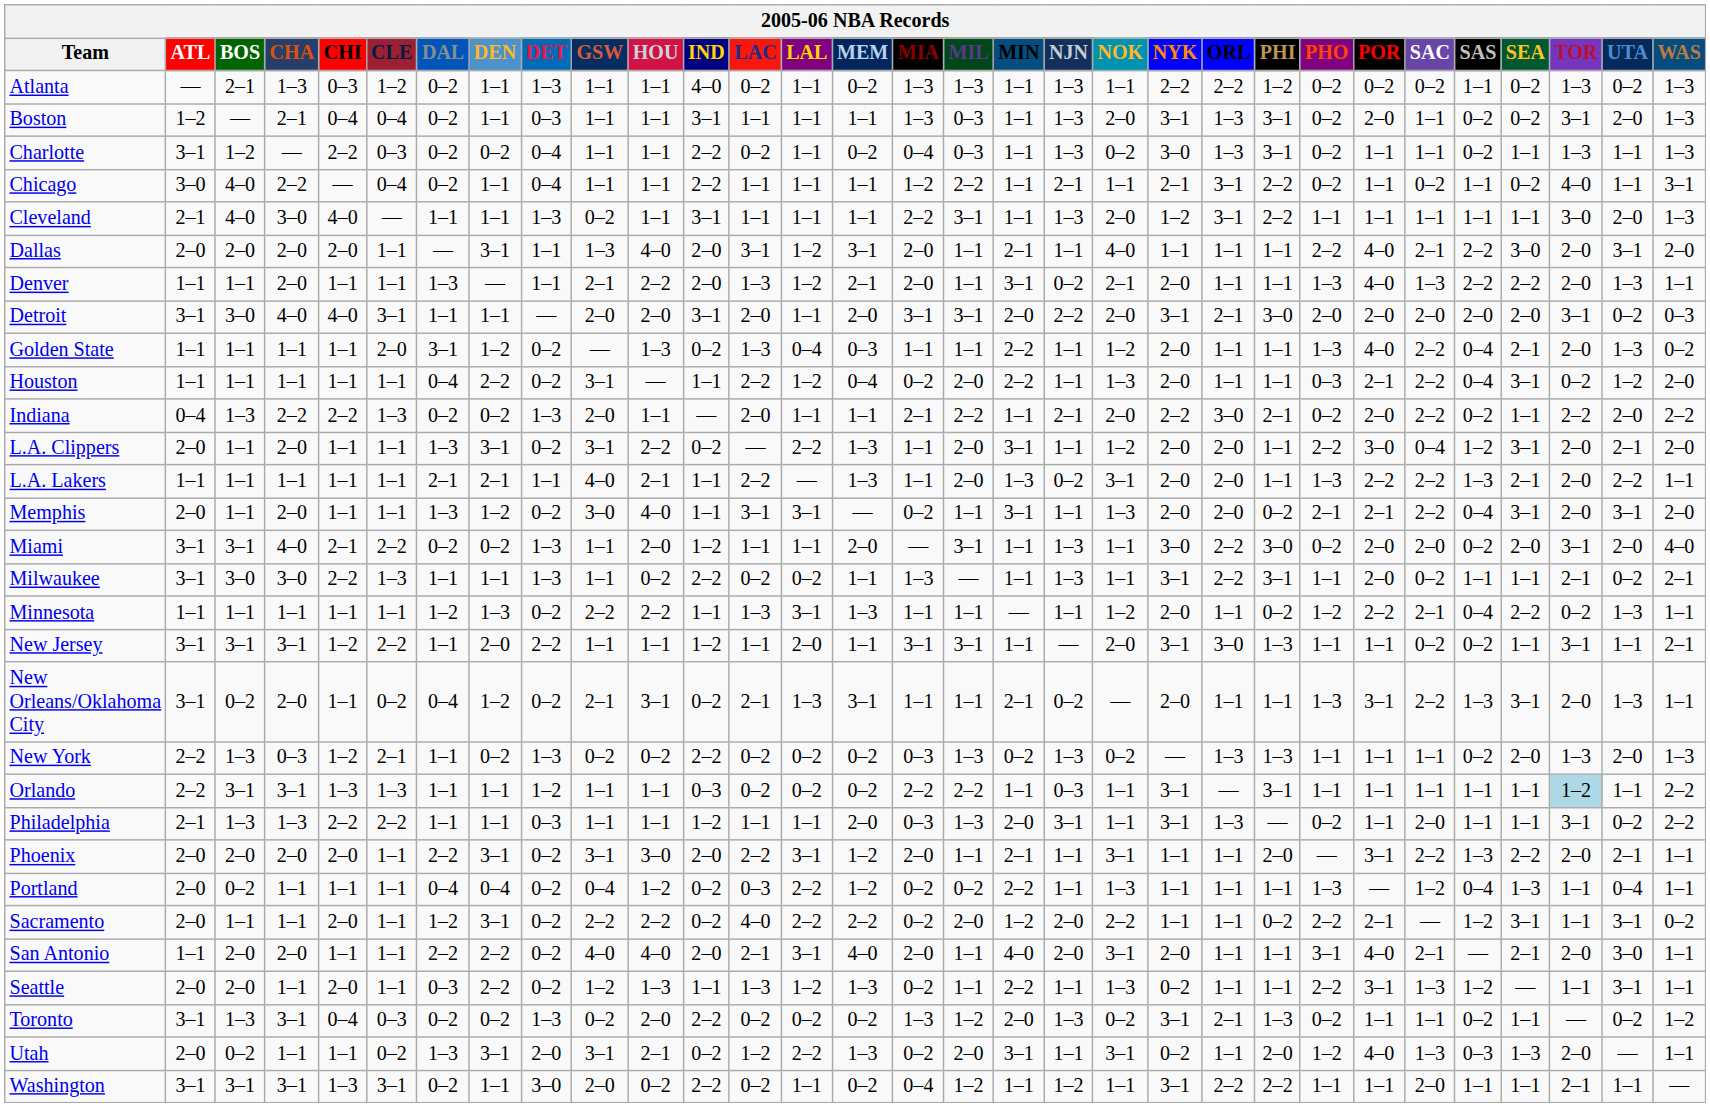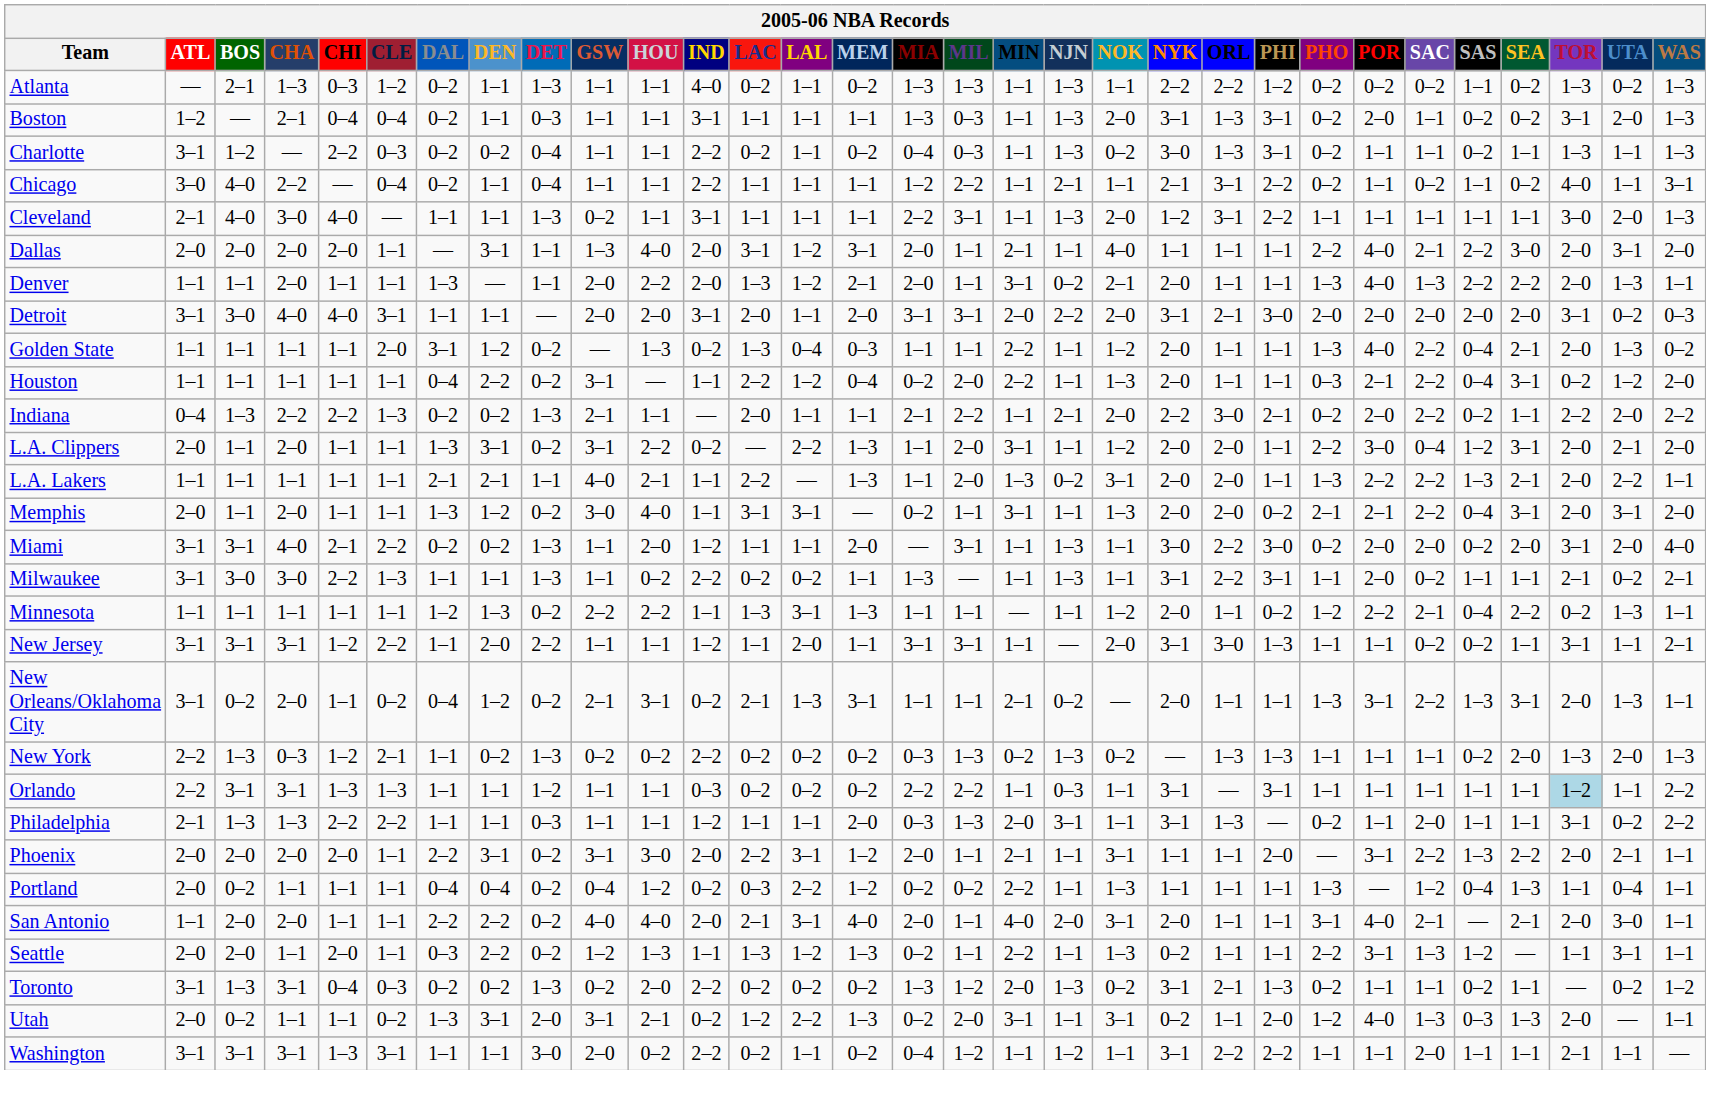(600, 283) 2–1 -> (600, 283) 2–0
(600, 414) 2–0 -> (600, 414) 2–1
- row: (57, 921)
(443, 1085) 0–2 -> (443, 1052) 1–1
